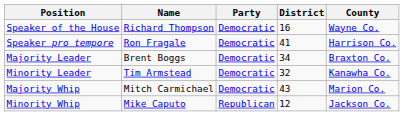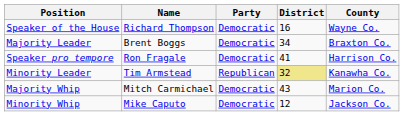rows swapped: (60, 42) <-> (49, 58)
(247, 73) Democratic -> (247, 73) Republican
(285, 73) no background -> (285, 73) khaki background
(247, 104) Republican -> (247, 104) Democratic
